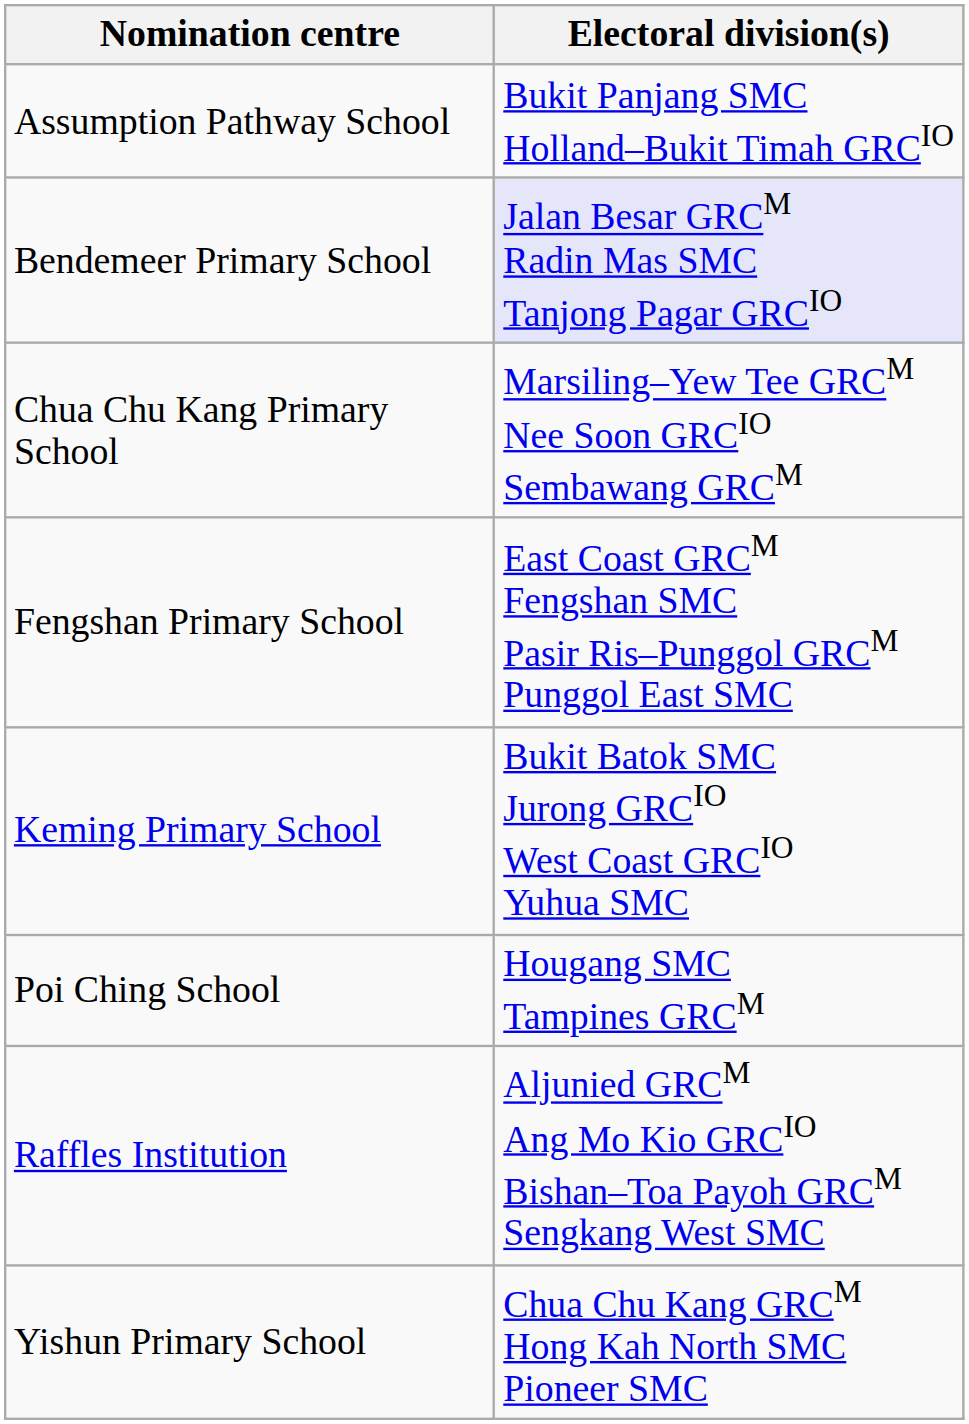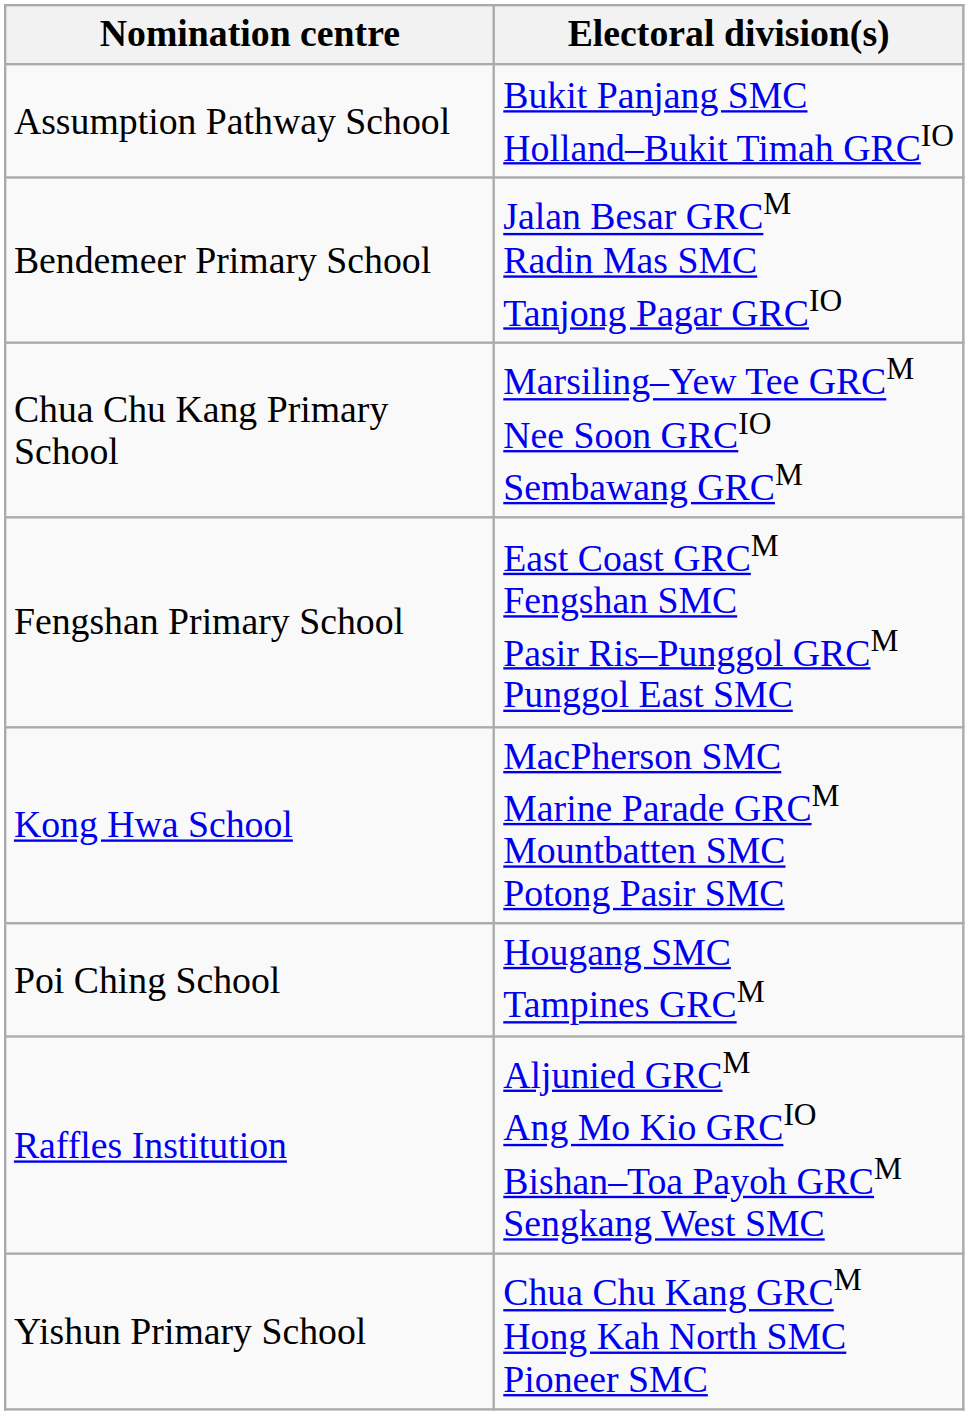(673, 259) lavender background -> (673, 259) no background
- row: (197, 829)
+ row: (153, 824)
